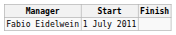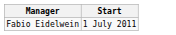- column: (155, 11)
